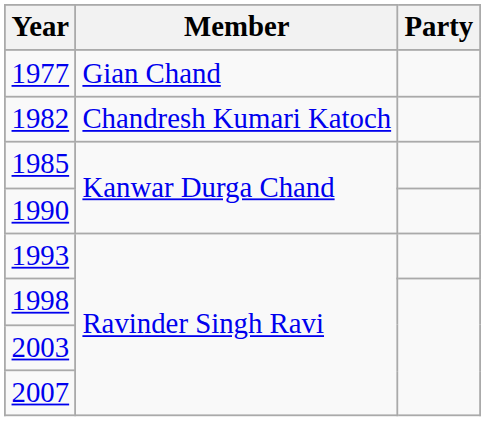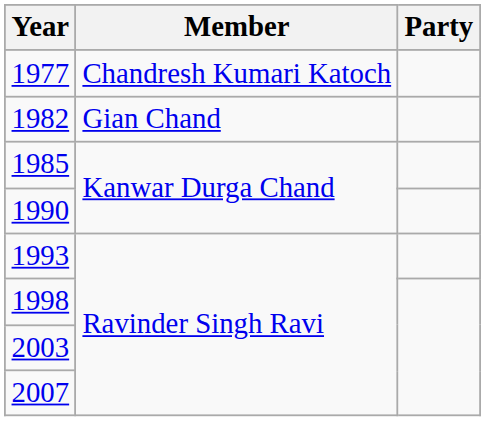(152, 73) Gian Chand -> (237, 73) Chandresh Kumari Katoch
(237, 118) Chandresh Kumari Katoch -> (152, 118) Gian Chand
